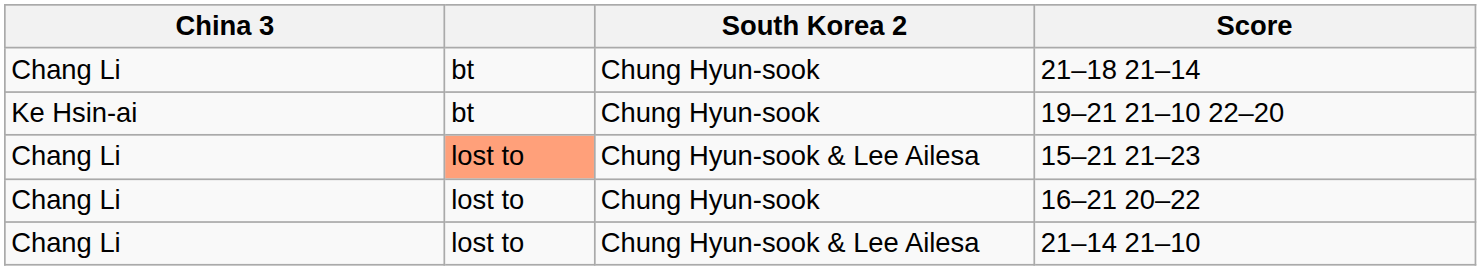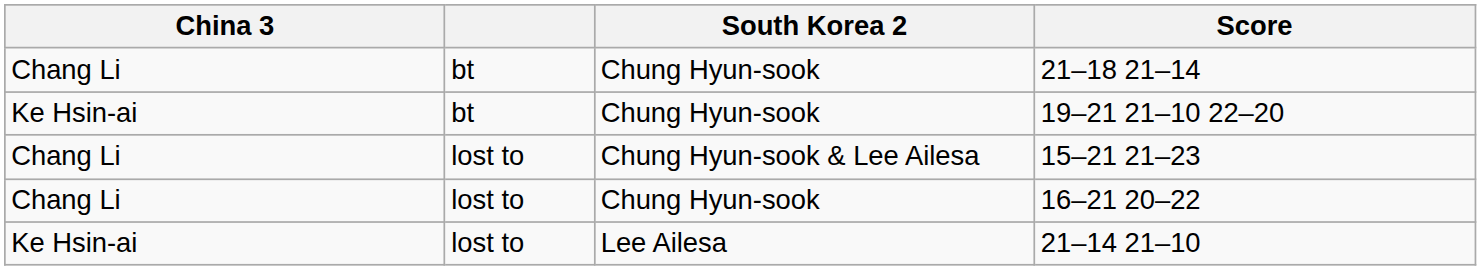(488, 156) lightsalmon background -> (488, 156) no background
(66, 243) Chang Li -> (74, 243) Ke Hsin-ai
(790, 243) Chung Hyun-sook & Lee Ailesa -> (664, 243) Lee Ailesa
